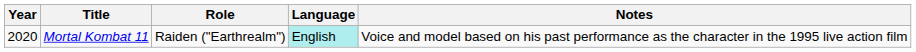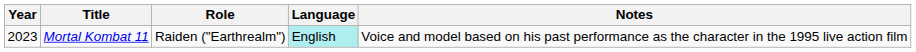(22, 36) 2020 -> (22, 36) 2023
